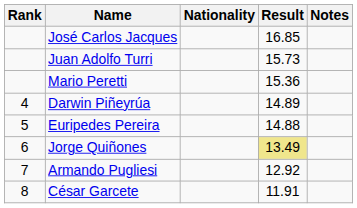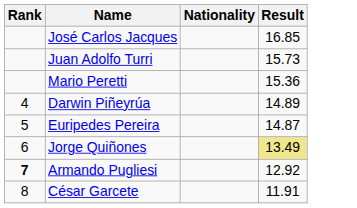- column: (330, 15)
(283, 125) 14.88 -> (283, 125) 14.87
(25, 170) normal -> (25, 170) bold
